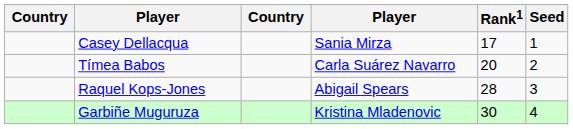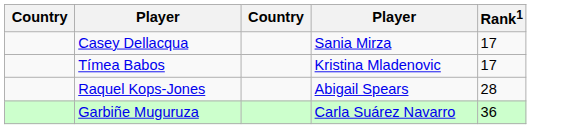- column: (547, 18)
(385, 66) Carla Suárez Navarro -> (378, 66) Kristina Mladenovic
(489, 66) 20 -> (489, 66) 17
(378, 112) Kristina Mladenovic -> (385, 112) Carla Suárez Navarro
(489, 112) 30 -> (489, 112) 36
